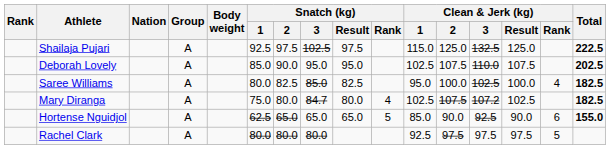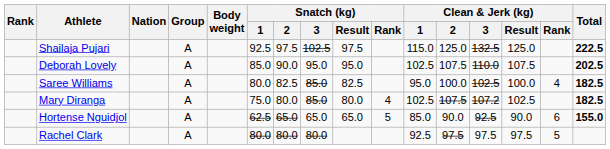(316, 100) 84.7 -> (316, 100) 85.0
